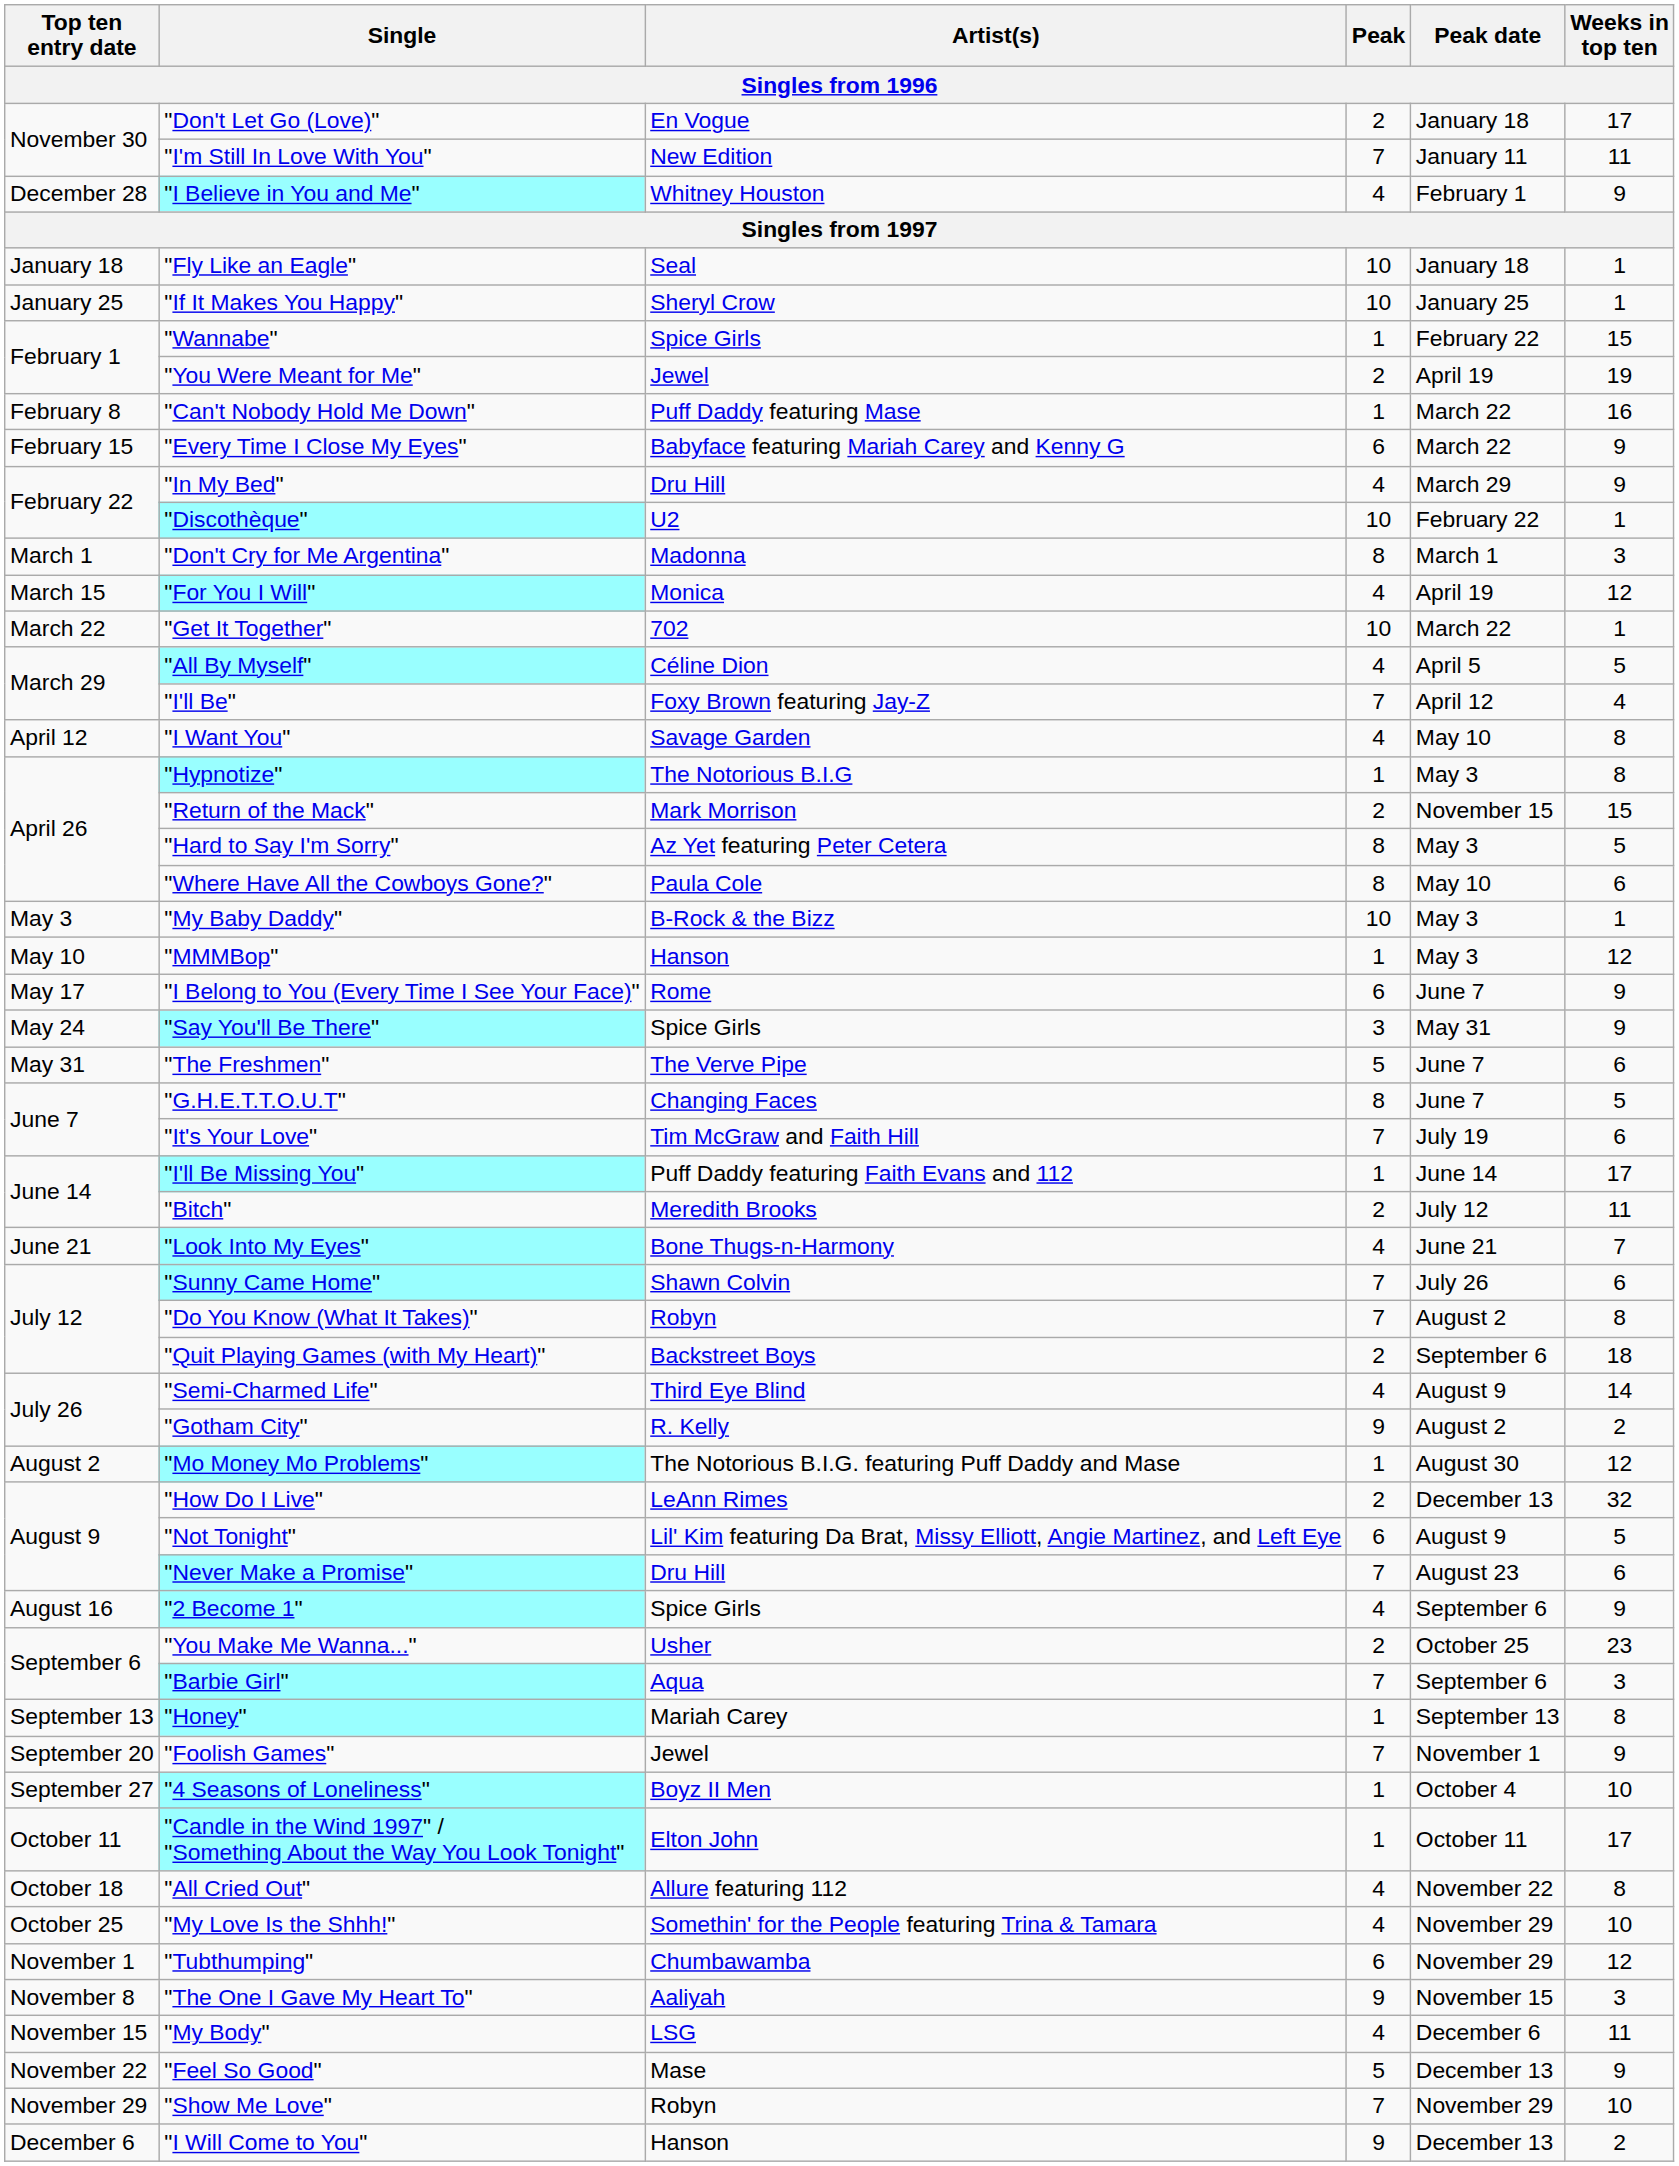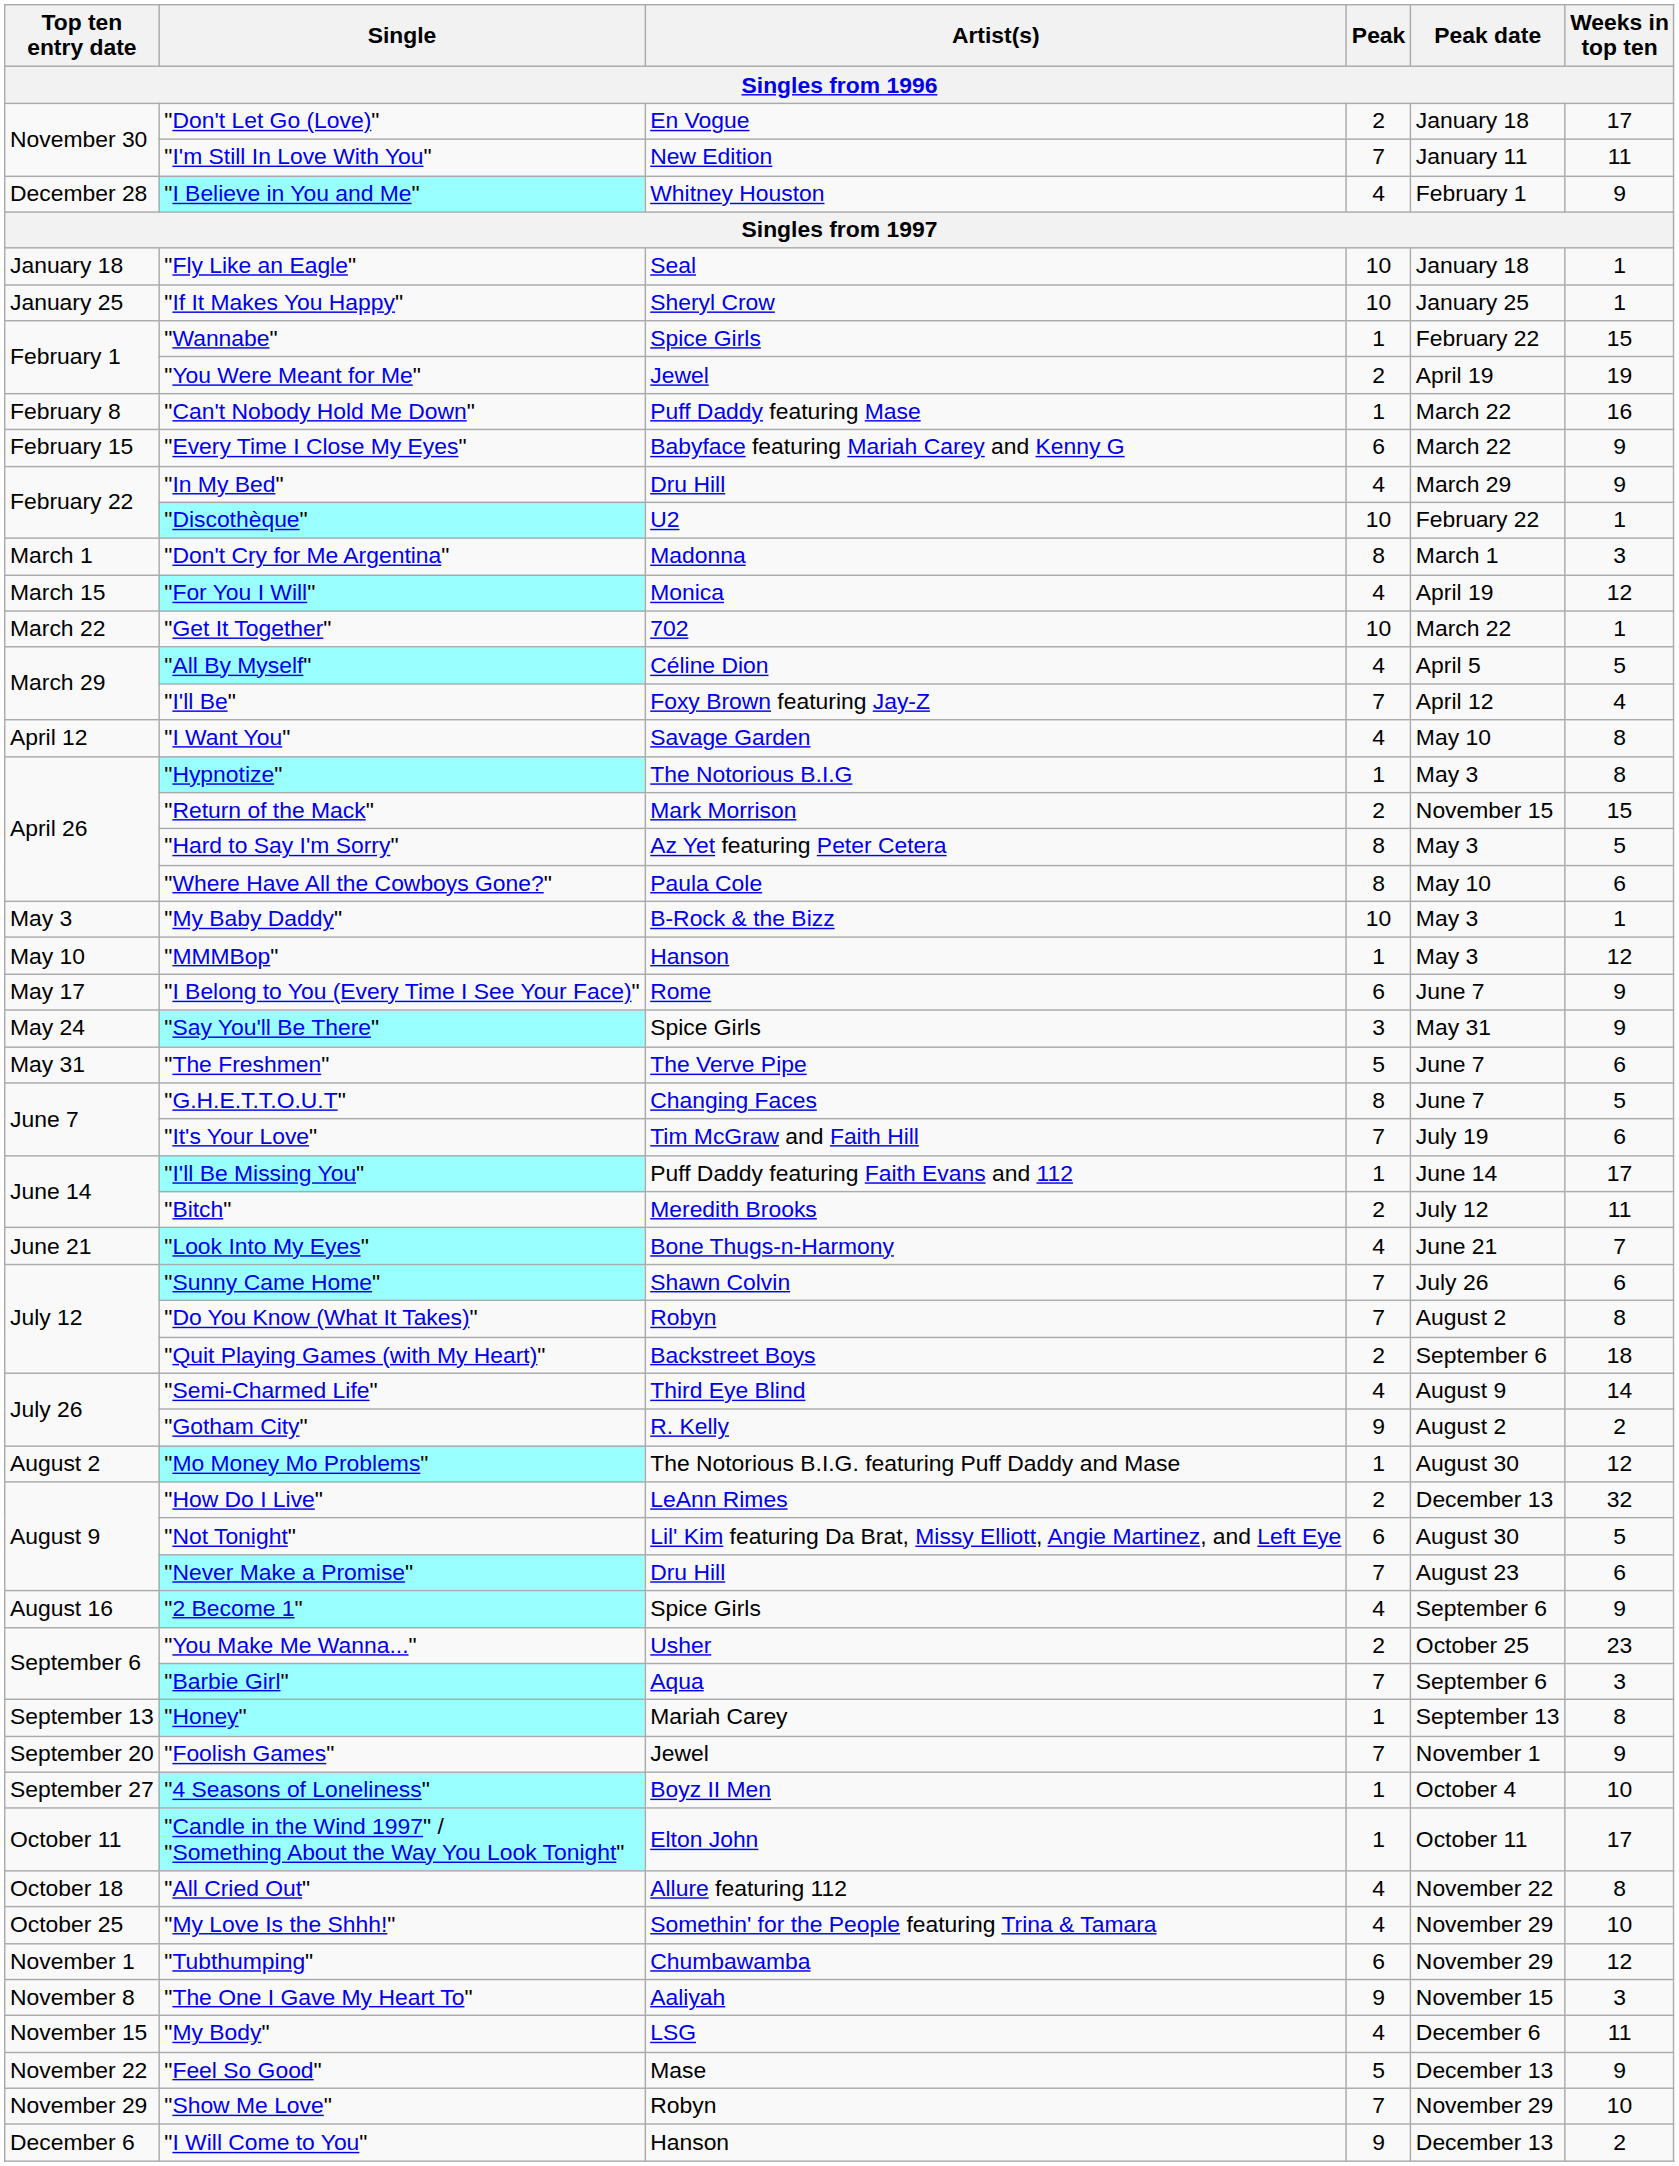(1461, 1536) August 9 -> (1467, 1536) August 30
